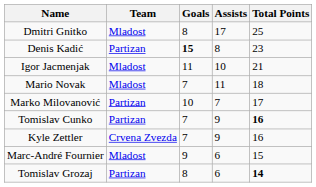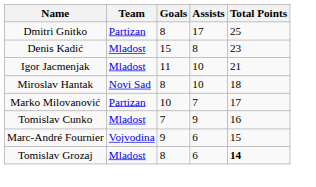(127, 31) Mladost -> (127, 31) Partizan
(127, 48) Partizan -> (127, 48) Mladost
(188, 48) bold -> (165, 48) normal
+ row: (55, 84)
- row: (55, 84)
(127, 119) Partizan -> (127, 119) Mladost
(258, 119) bold -> (235, 119) normal
- row: (55, 137)
(127, 155) Mladost -> (132, 137) Vojvodina
(127, 173) Partizan -> (127, 155) Mladost
